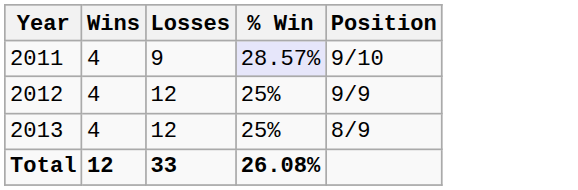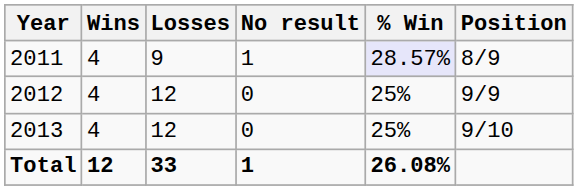+ column: (300, 23)
(357, 59) 9/10 -> (481, 59) 8/9
(351, 131) 8/9 -> (487, 131) 9/10
